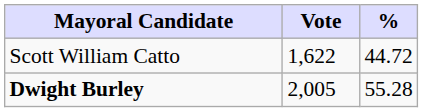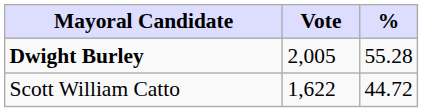rows swapped: (77, 89) <-> (95, 55)
